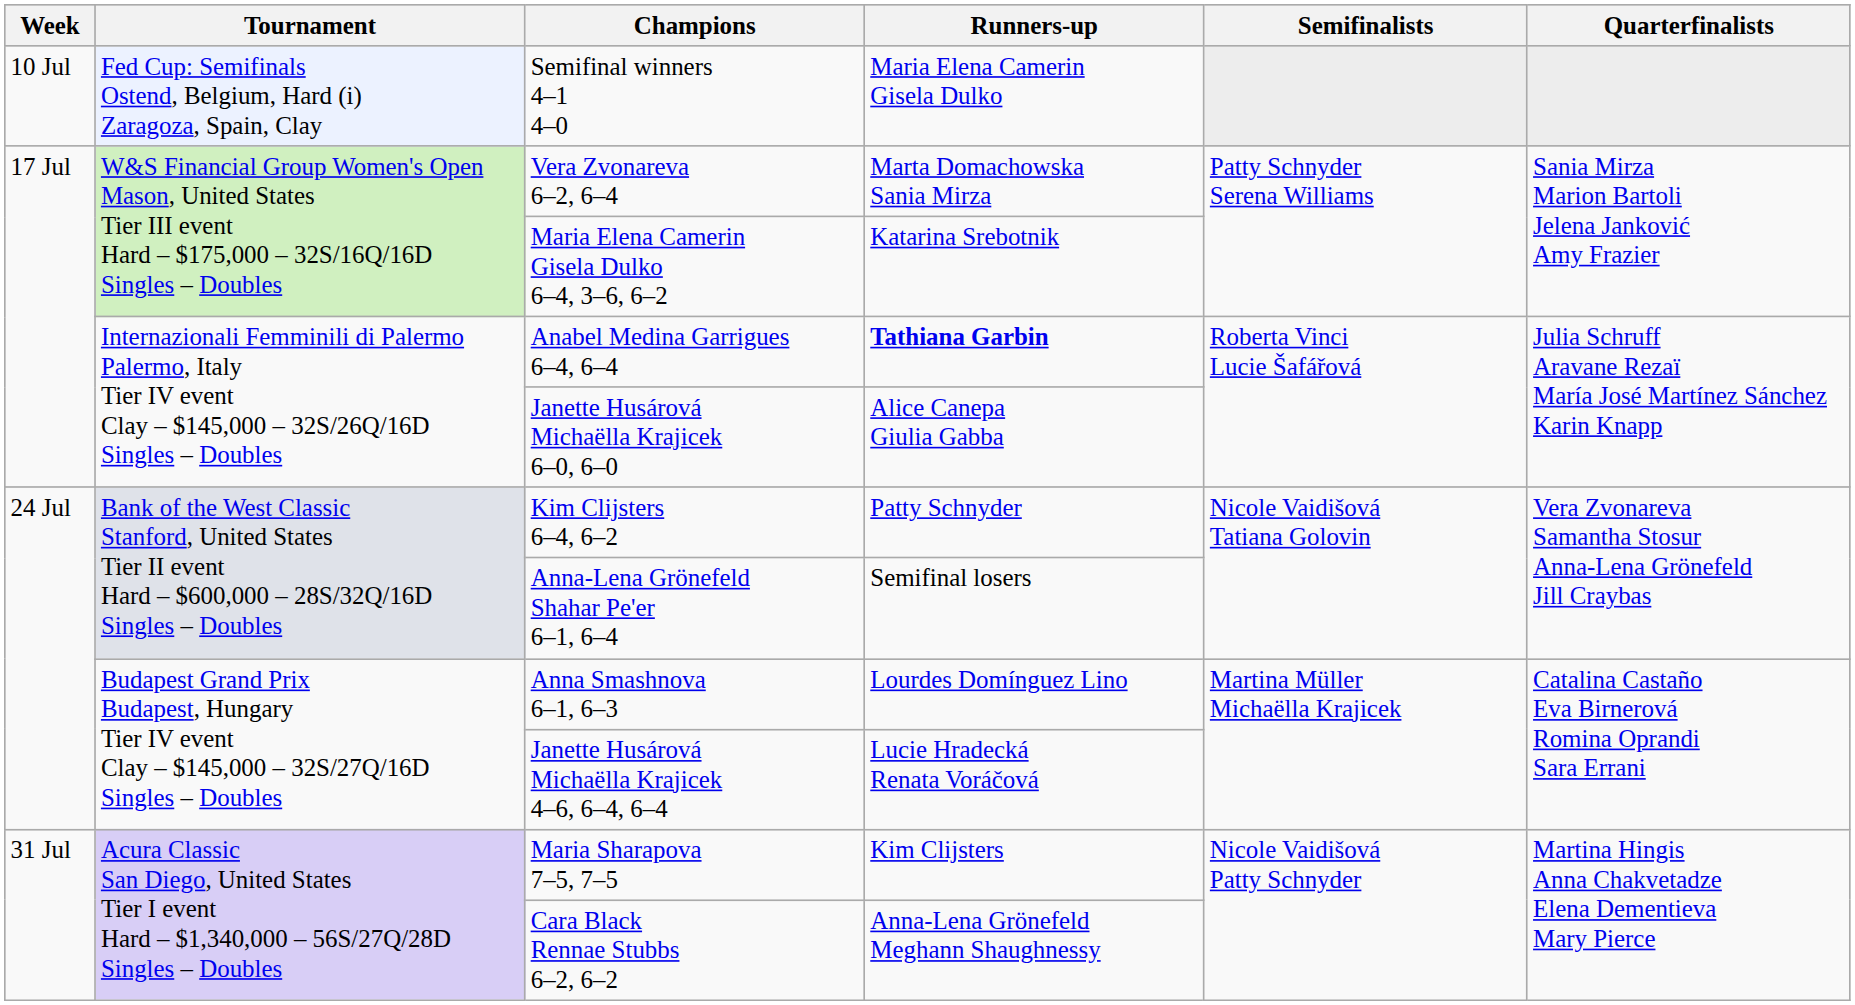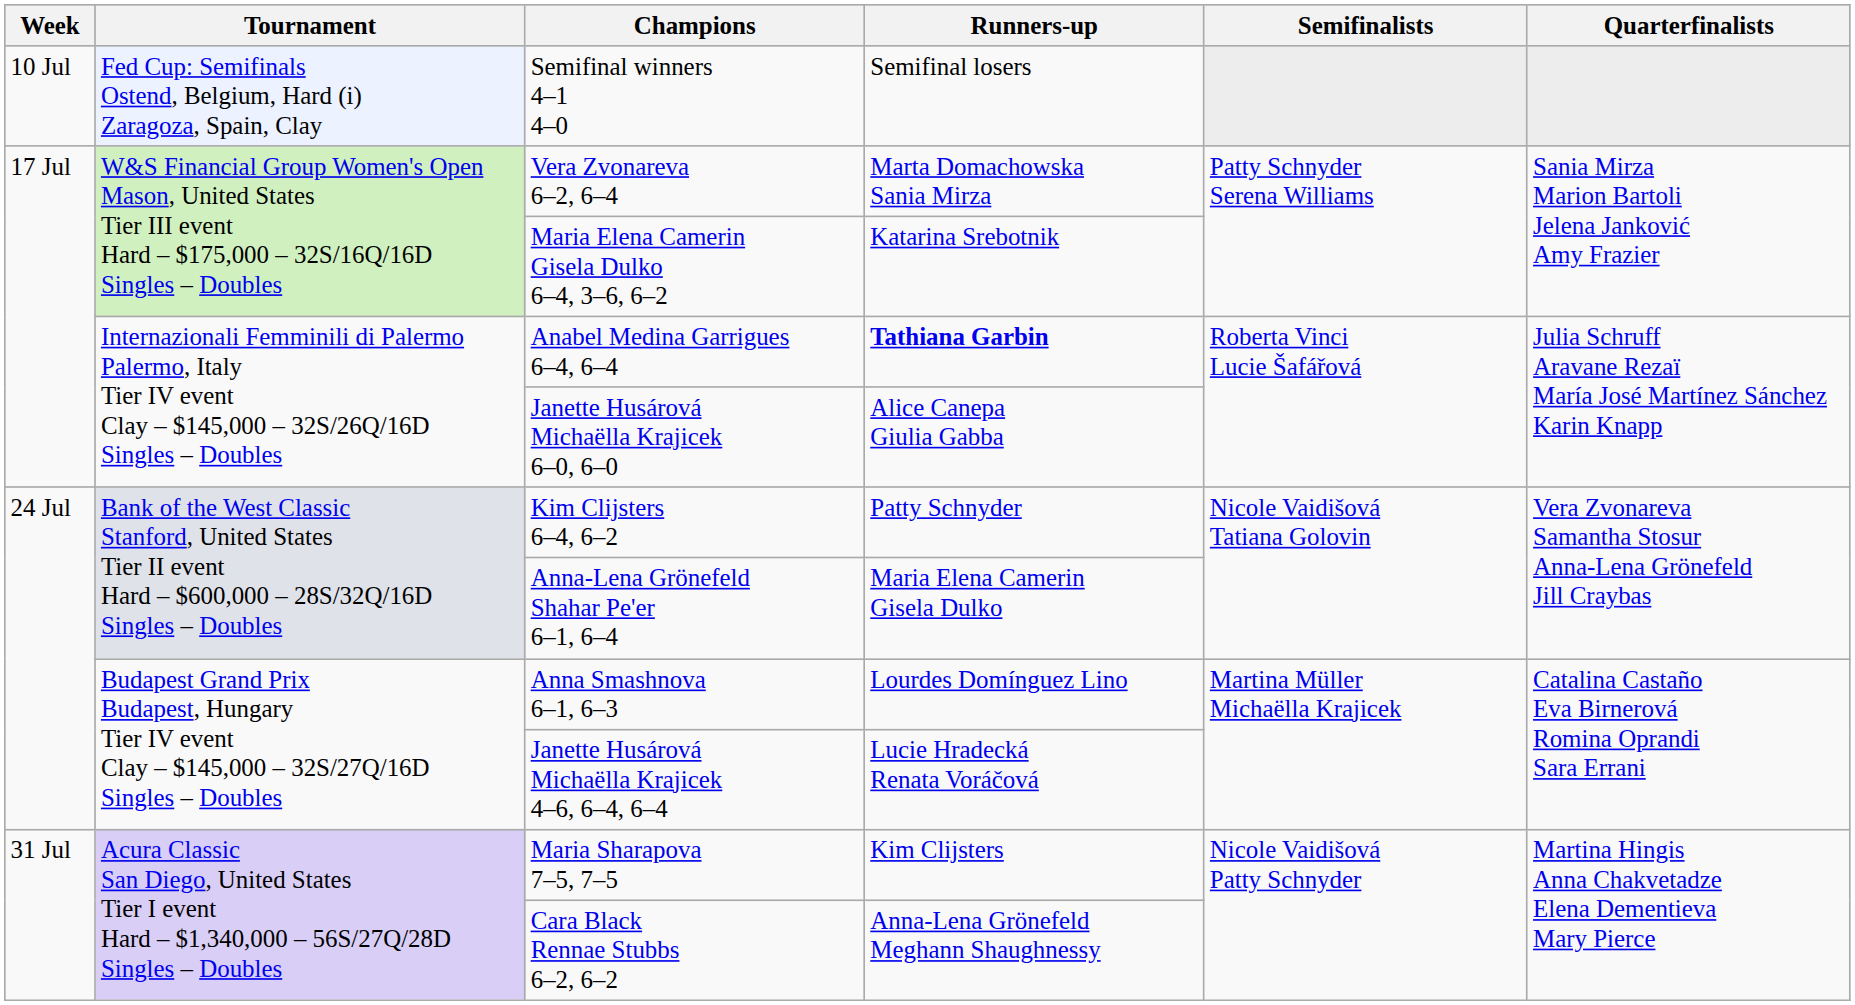(977, 81) Maria Elena Camerin Gisela Dulko -> (951, 66) Semifinal losers
(951, 578) Semifinal losers -> (977, 593) Maria Elena Camerin Gisela Dulko
